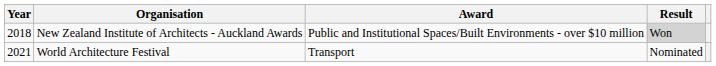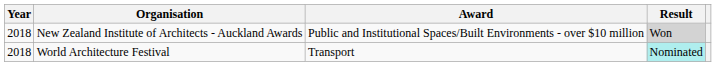(19, 52) 2021 -> (19, 52) 2018
(676, 52) no background -> (676, 52) paleturquoise background
